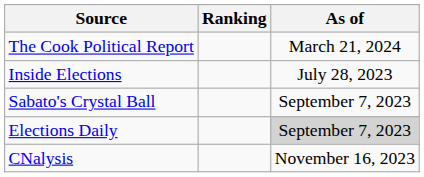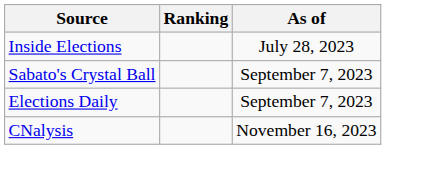- row: (101, 46)
(345, 130) lightgrey background -> (306, 102) no background
